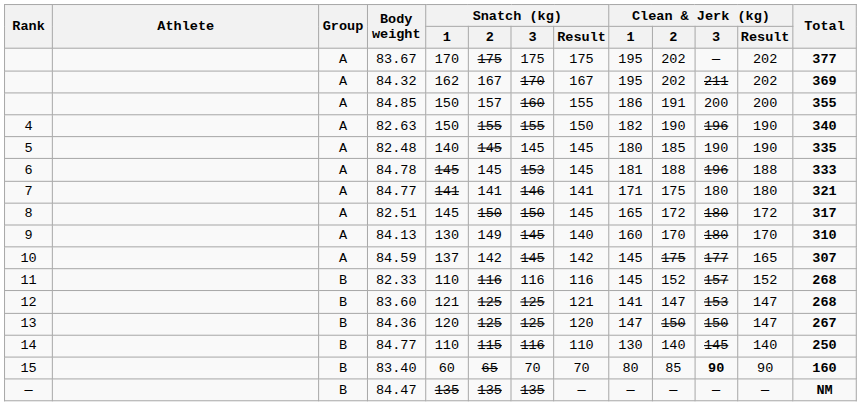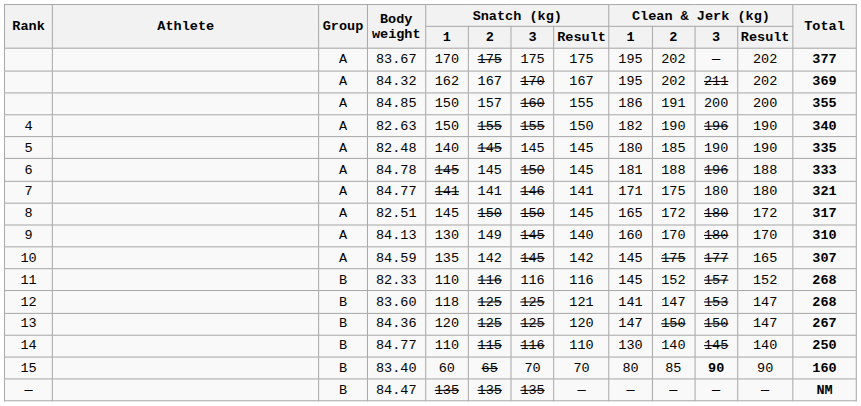(533, 170) 153 -> (533, 170) 150
(447, 258) 137 -> (447, 258) 135
(447, 302) 121 -> (447, 302) 118
